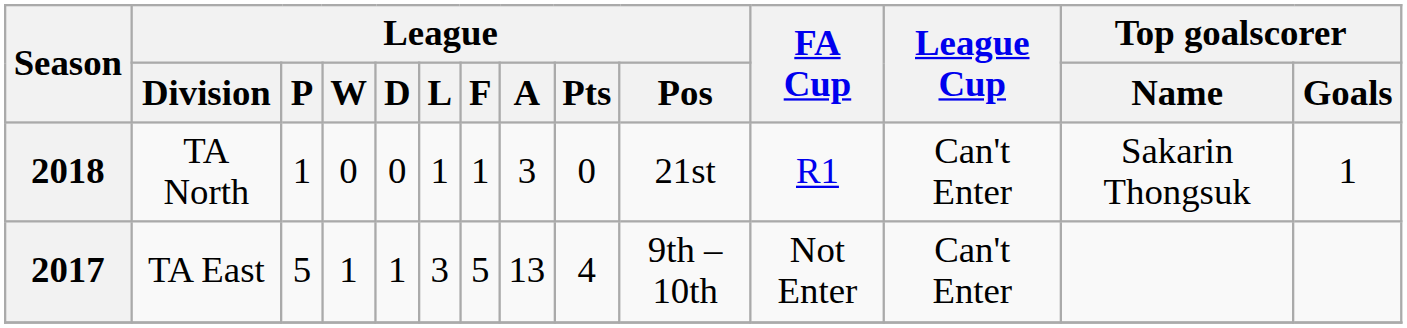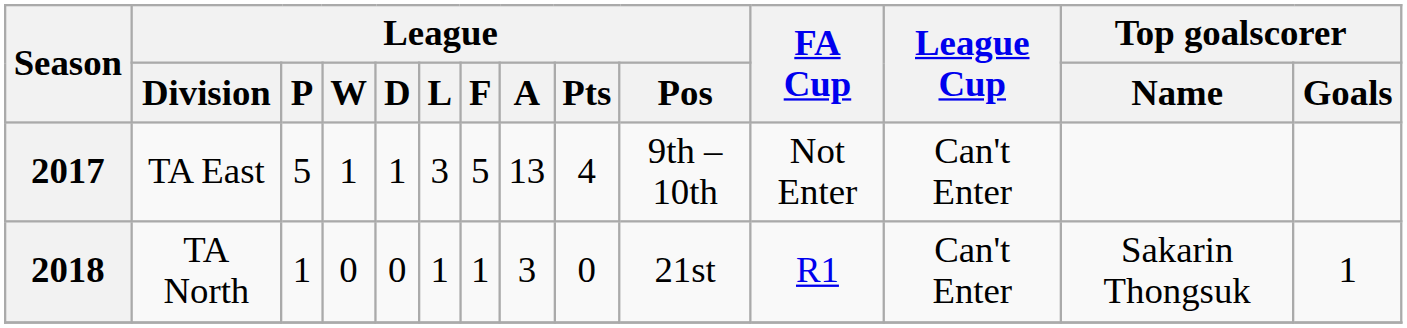rows swapped: (68, 270) <-> (68, 171)
